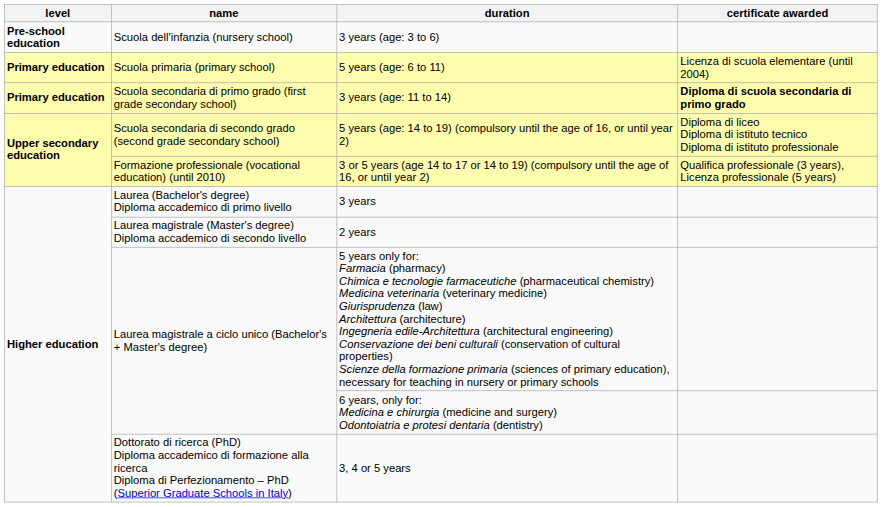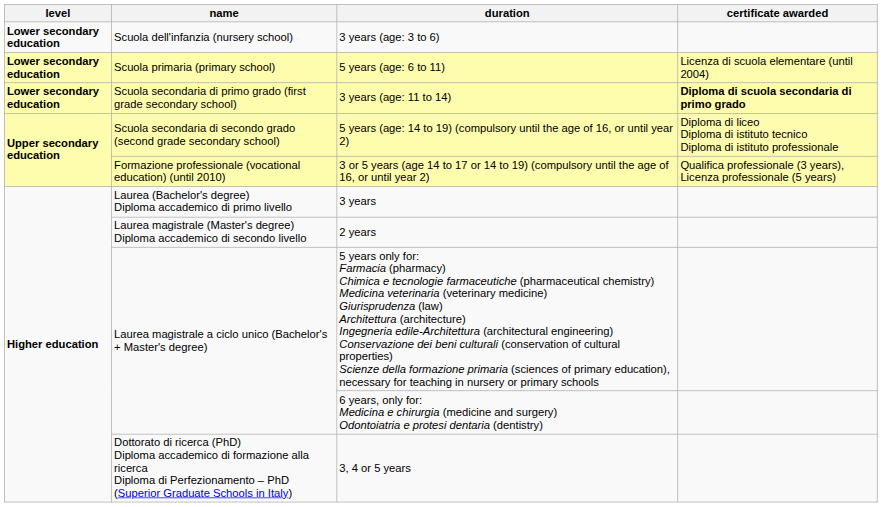(36, 37) Pre-school education -> (53, 37) Lower secondary education
(56, 67) Primary education -> (53, 67) Lower secondary education
(56, 98) Primary education -> (53, 98) Lower secondary education
